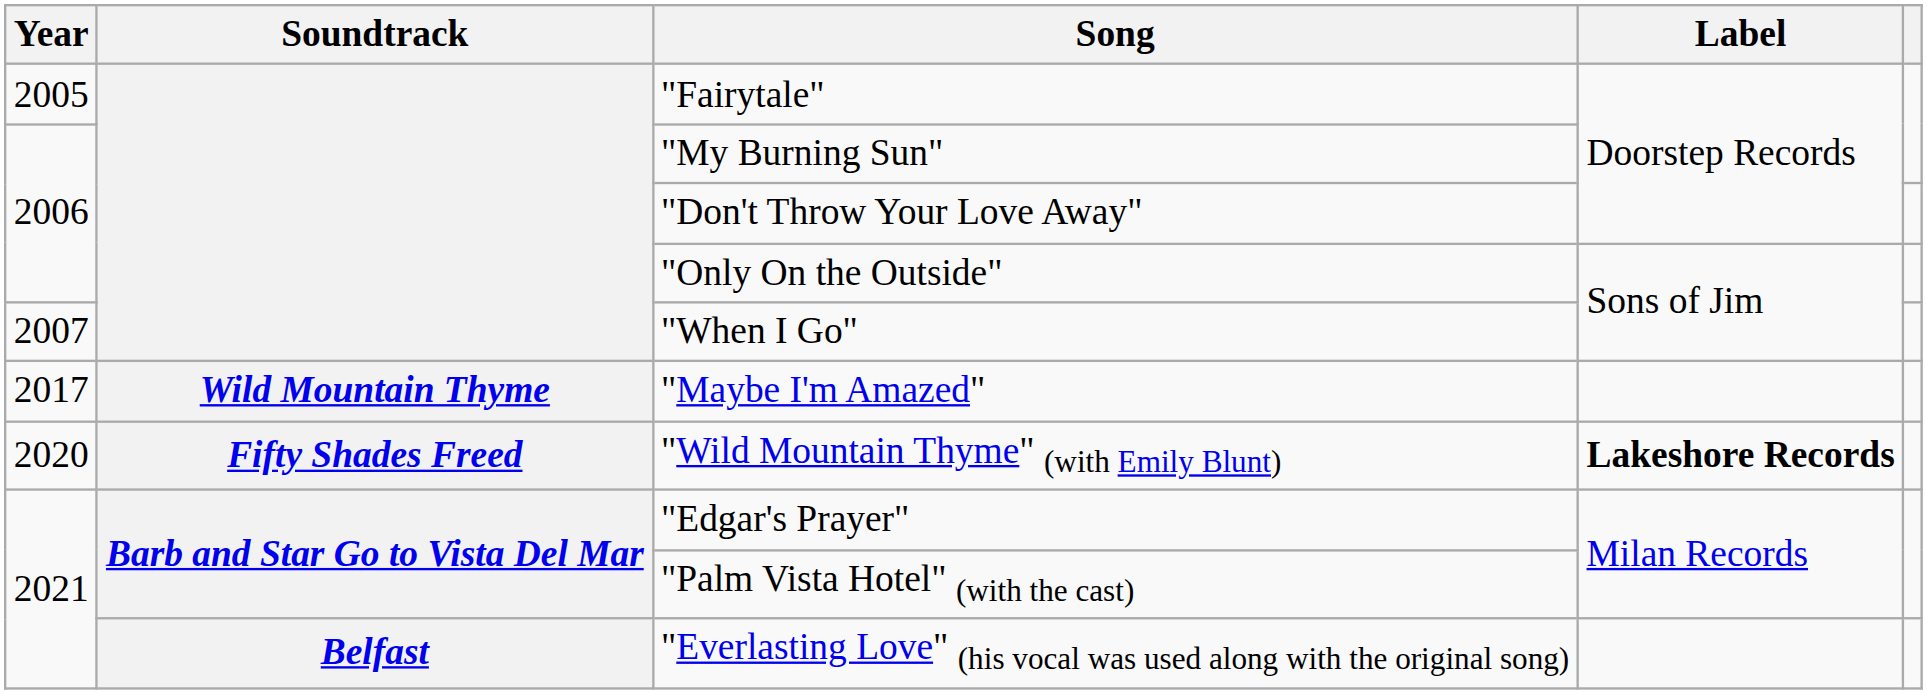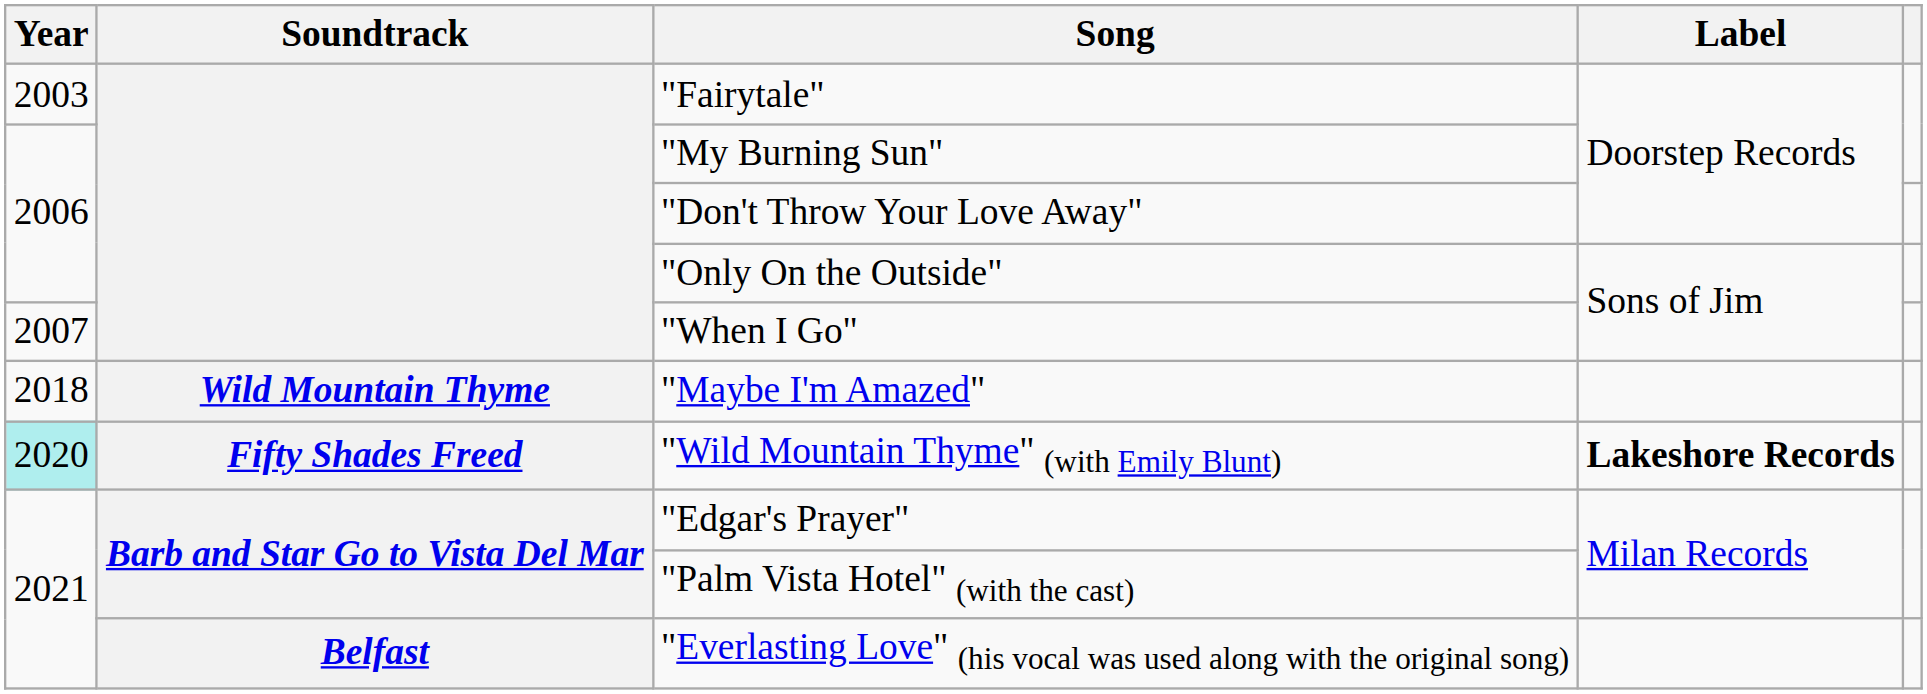(51, 93) 2005 -> (51, 93) 2003
(51, 390) 2017 -> (51, 390) 2018
(51, 454) no background -> (51, 454) paleturquoise background
